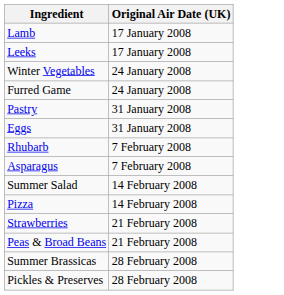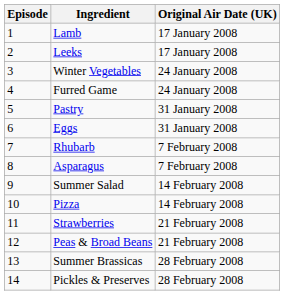+ column: (27, 14)
